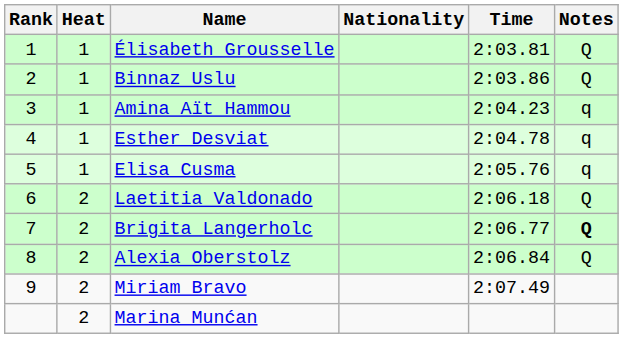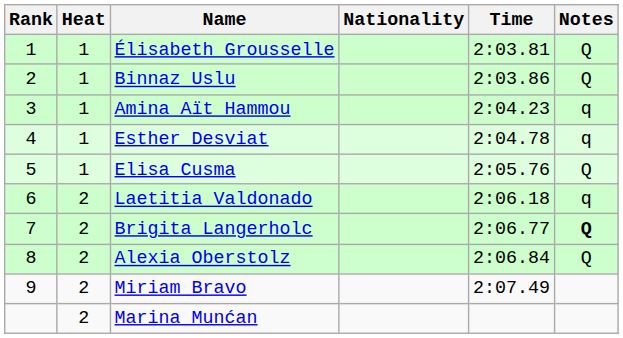(586, 169) q -> (586, 169) Q
(586, 199) Q -> (586, 199) q
